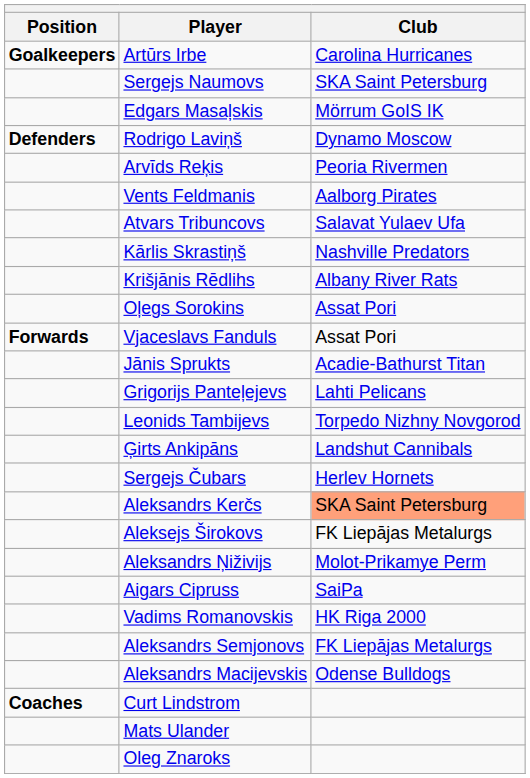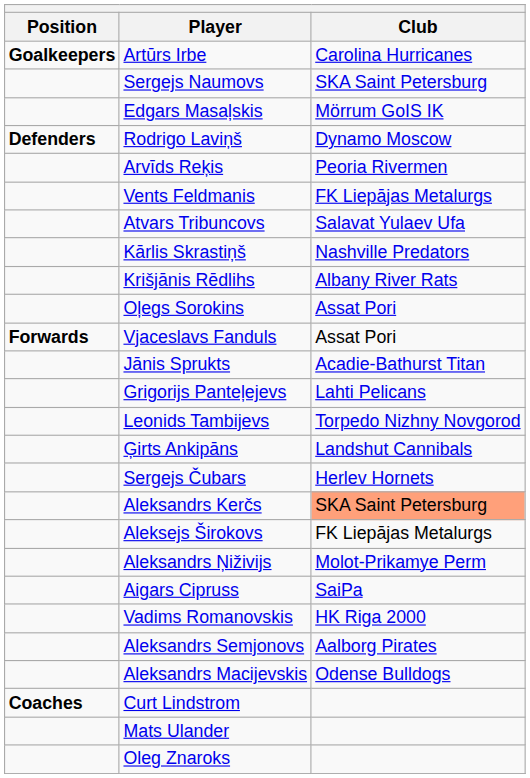(376, 195) Aalborg Pirates -> (404, 195) FK Liepājas Metalurgs
(404, 646) FK Liepājas Metalurgs -> (376, 646) Aalborg Pirates
